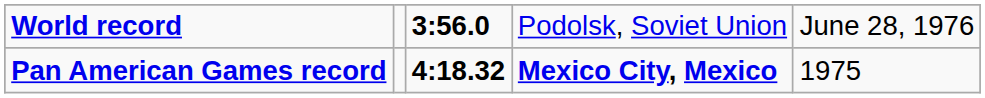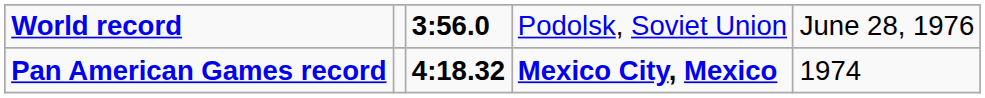(830, 69) 1975 -> (830, 69) 1974
